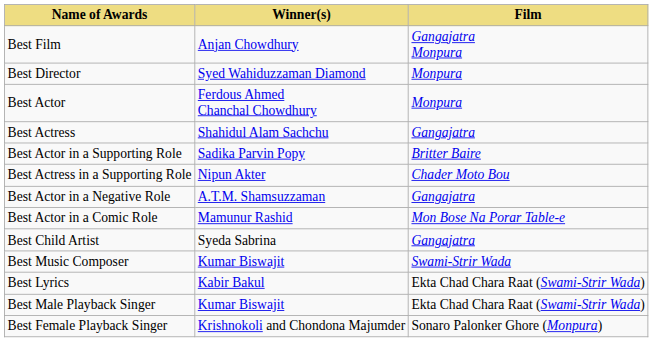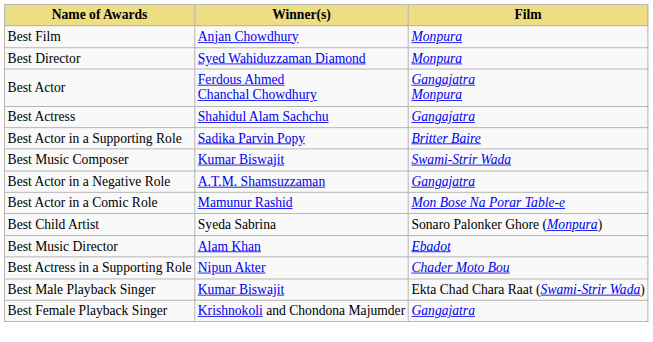(443, 44) Gangajatra Monpura -> (437, 36) Monpura
(437, 102) Monpura -> (443, 87) Gangajatra Monpura
rows swapped: (100, 175) <-> (68, 261)
(443, 240) Gangajatra -> (507, 224) Sonaro Palonker Ghore (Monpura)
+ row: (63, 246)
- row: (38, 283)
(507, 326) Sonaro Palonker Ghore (Monpura) -> (443, 310) Gangajatra
